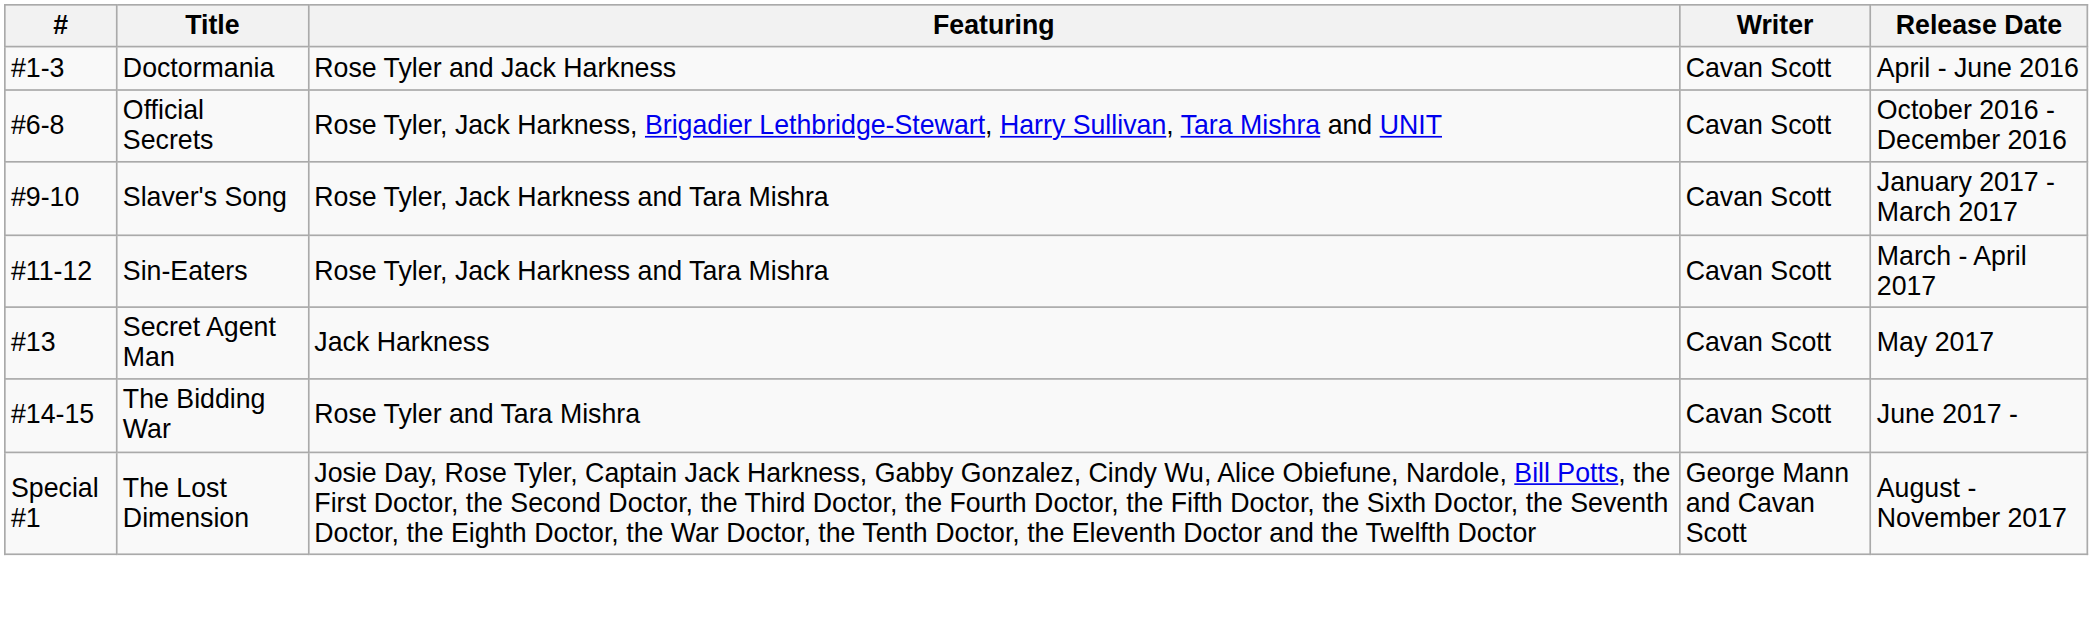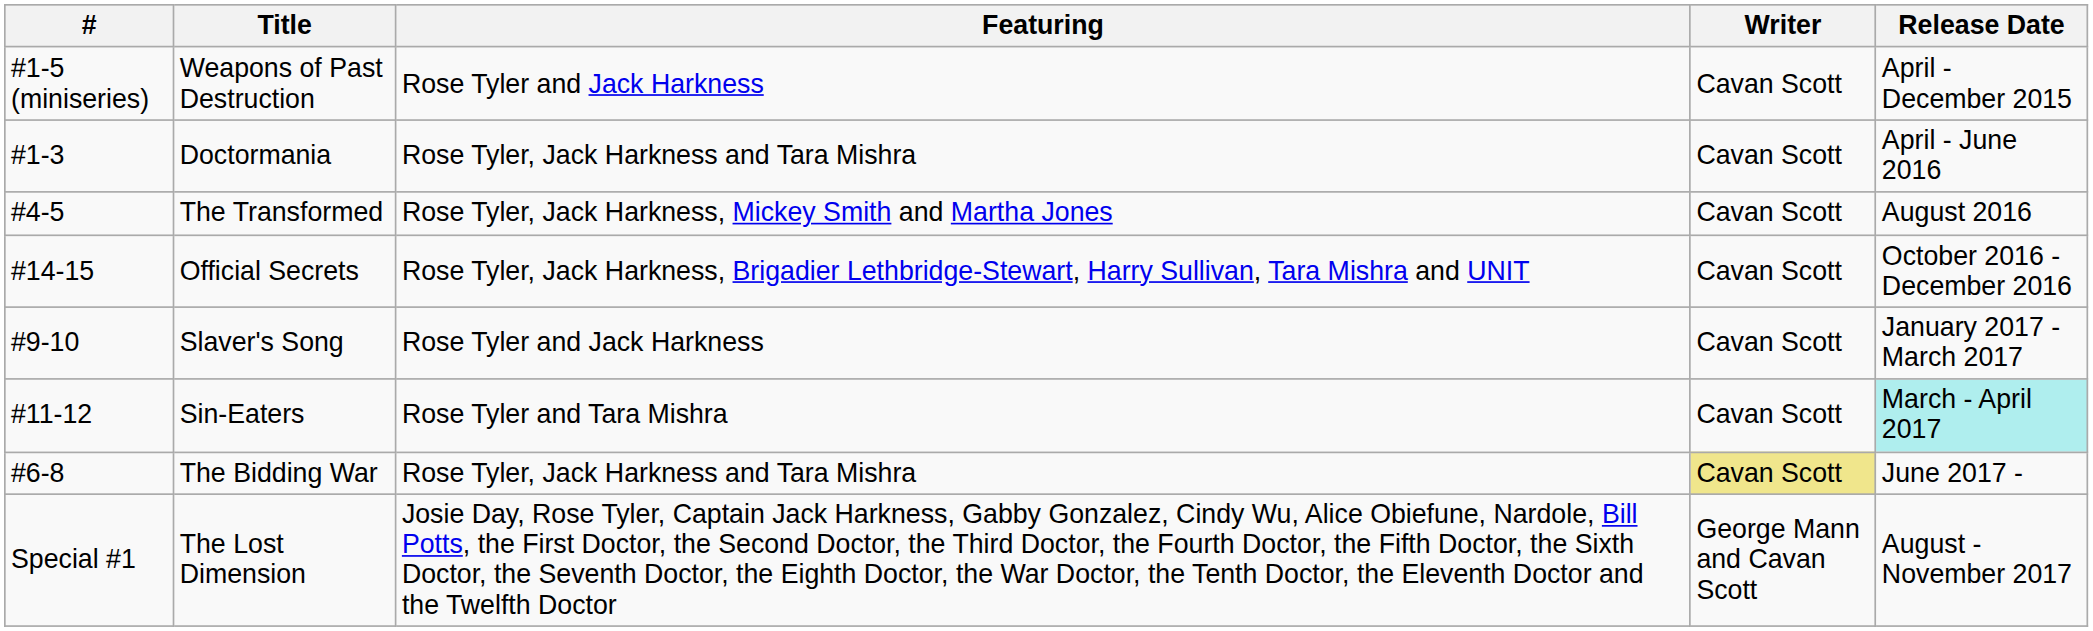+ row: (281, 83)
(495, 68) Rose Tyler and Jack Harkness -> (659, 155) Rose Tyler, Jack Harkness and Tara Mishra
+ row: (281, 212)
(38, 125) #6-8 -> (53, 270) #14-15
(571, 197) Rose Tyler, Jack Harkness and Tara Mishra -> (583, 342) Rose Tyler and Jack Harkness
(571, 270) Rose Tyler, Jack Harkness and Tara Mishra -> (565, 415) Rose Tyler and Tara Mishra
(1952, 270) no background -> (1957, 415) paleturquoise background
- row: (199, 342)
(53, 415) #14-15 -> (38, 472) #6-8
(477, 415) Rose Tyler and Tara Mishra -> (659, 472) Rose Tyler, Jack Harkness and Tara Mishra
(1758, 415) no background -> (1769, 472) khaki background
